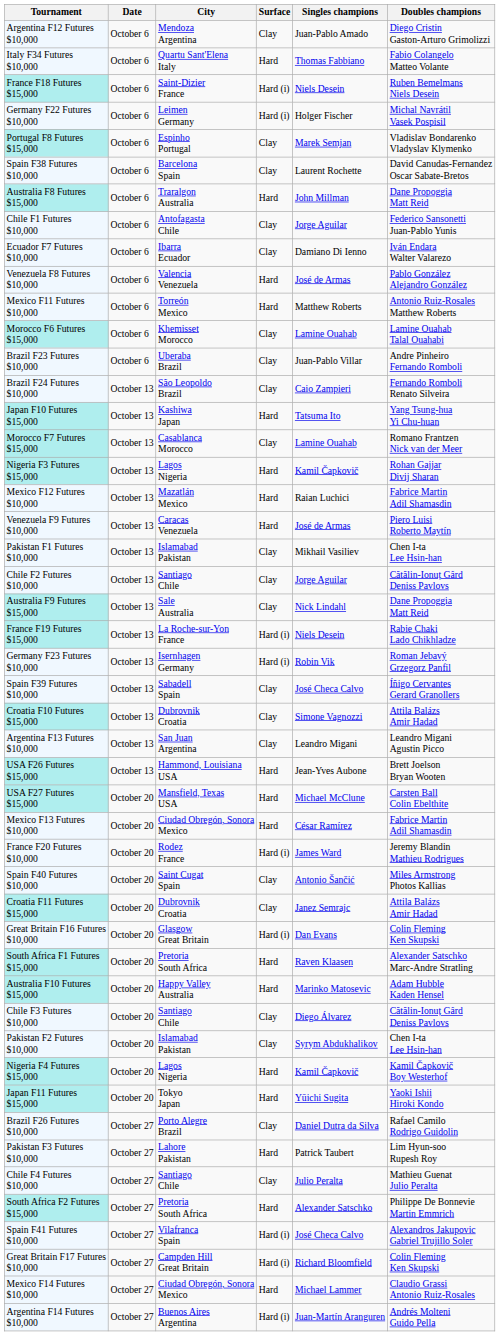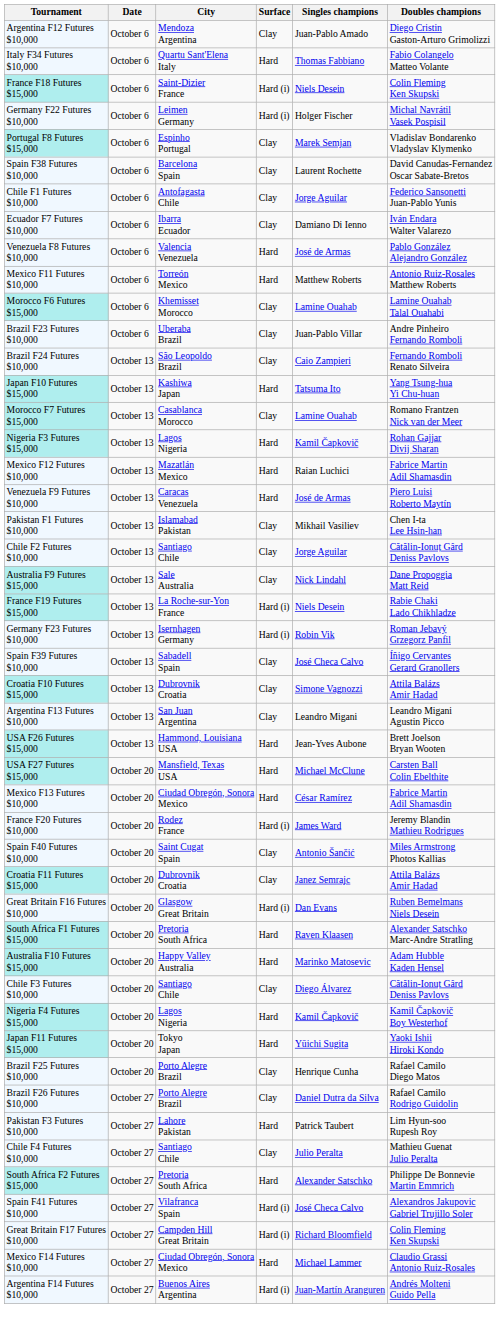(426, 89) Ruben Bemelmans Niels Desein -> (418, 89) Colin Fleming Ken Skupski
- row: (46, 198)
(418, 935) Colin Fleming Ken Skupski -> (426, 908) Ruben Bemelmans Niels Desein
- row: (45, 1044)
+ row: (43, 1071)
